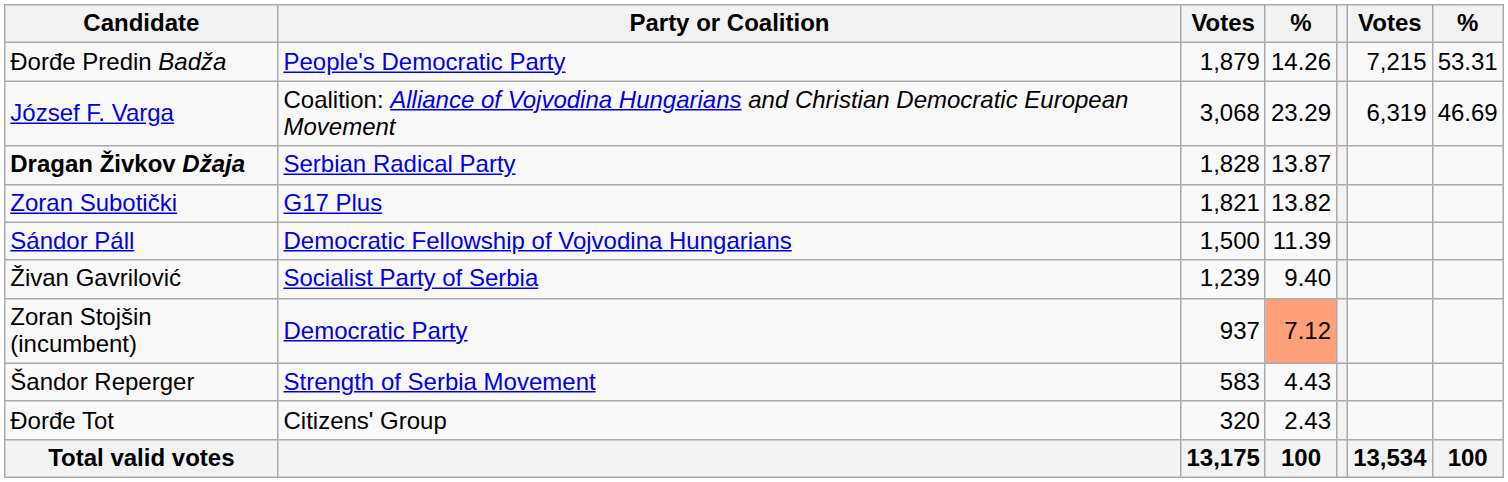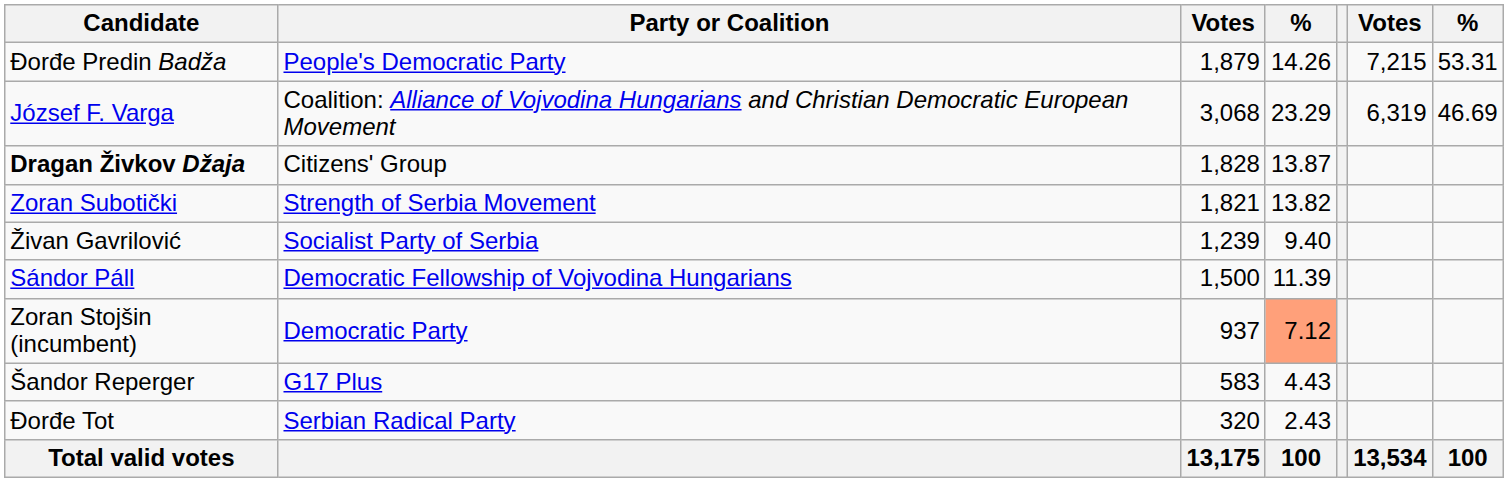(400, 164) Serbian Radical Party -> (365, 164) Citizens' Group
(333, 202) G17 Plus -> (440, 202) Strength of Serbia Movement
rows swapped: (72, 240) <-> (96, 278)
(440, 382) Strength of Serbia Movement -> (333, 382) G17 Plus
(365, 420) Citizens' Group -> (400, 420) Serbian Radical Party
